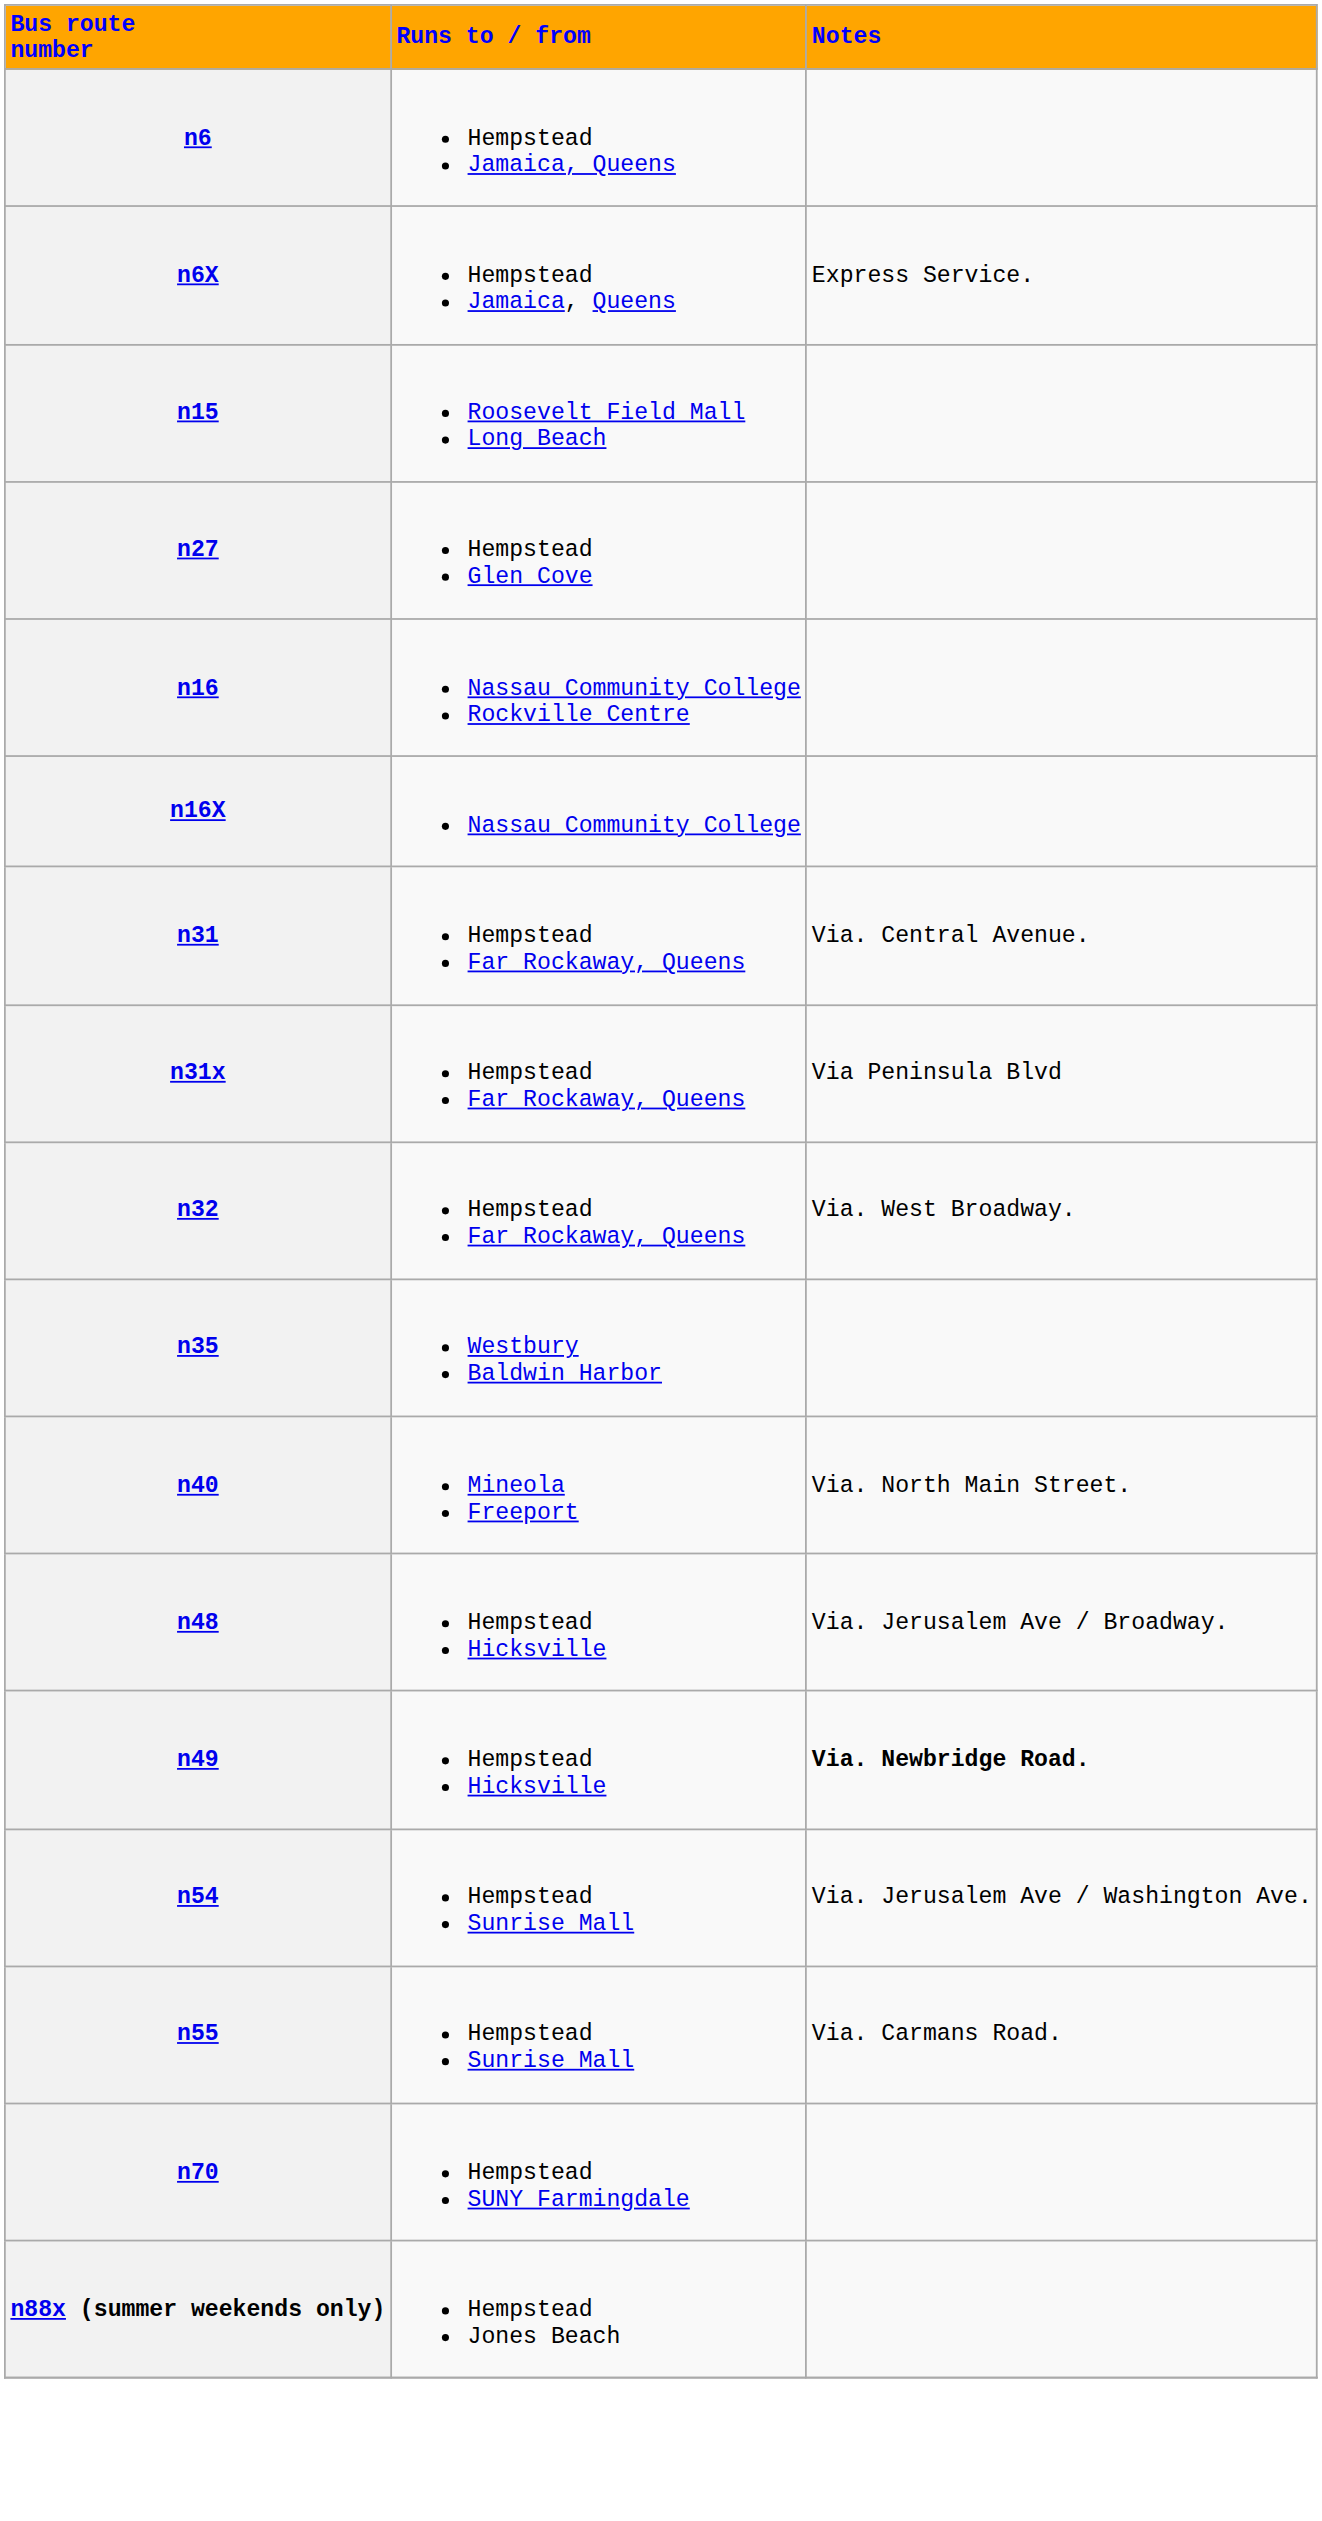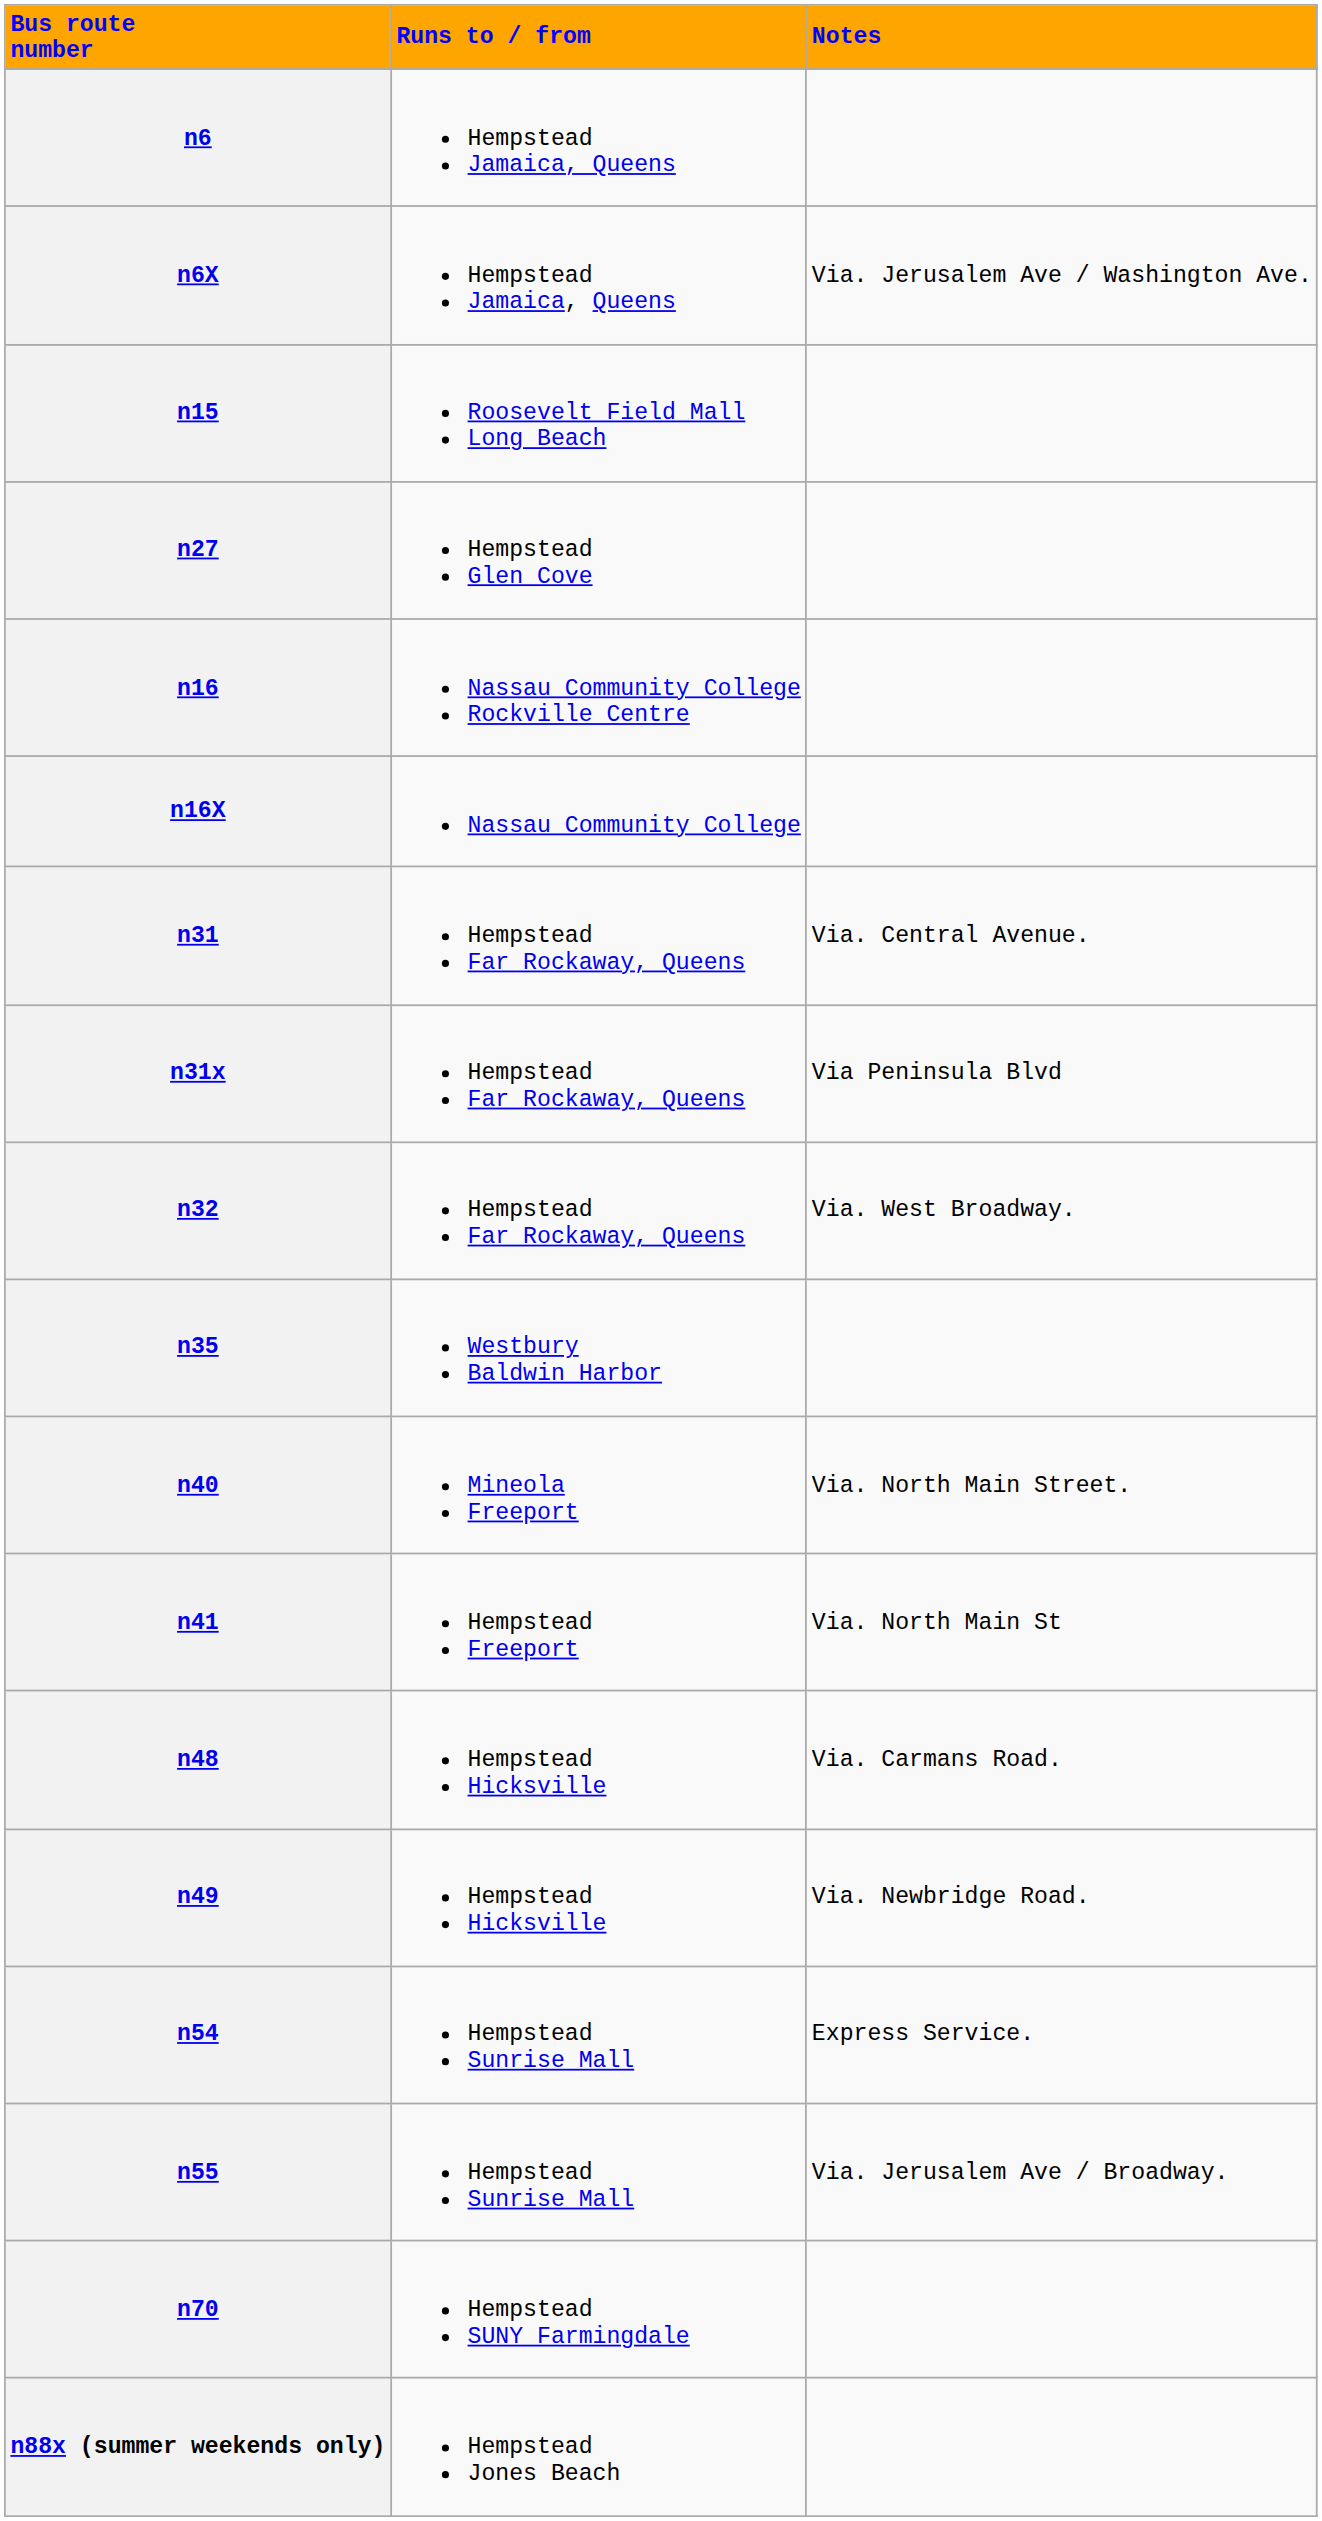(923, 275) Express Service. -> (1062, 275) Via. Jerusalem Ave / Washington Ave.
+ row: (198, 1623)
(1020, 1623) Via. Jerusalem Ave / Broadway. -> (937, 1760) Via. Carmans Road.
(951, 1760) bold -> (951, 1897) normal
(1062, 1897) Via. Jerusalem Ave / Washington Ave. -> (923, 2035) Express Service.
(937, 2035) Via. Carmans Road. -> (1020, 2172) Via. Jerusalem Ave / Broadway.
